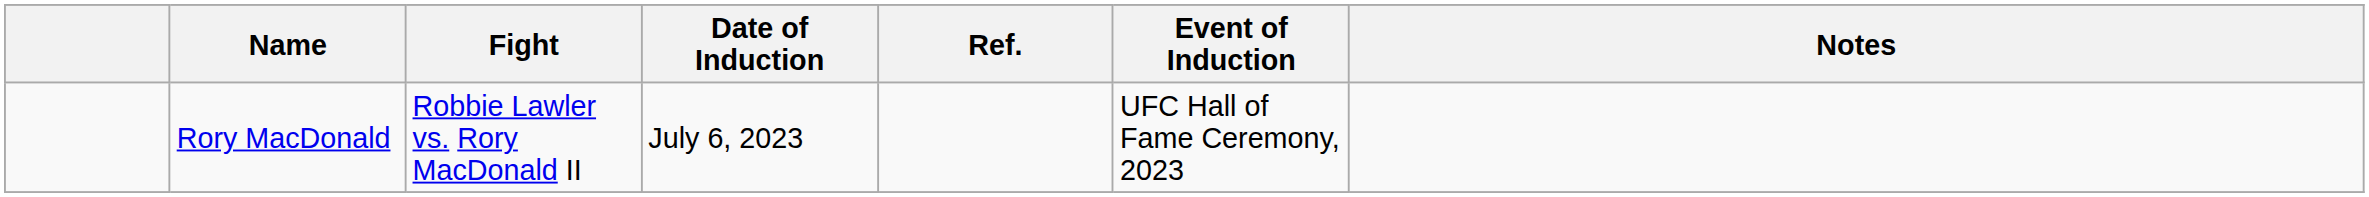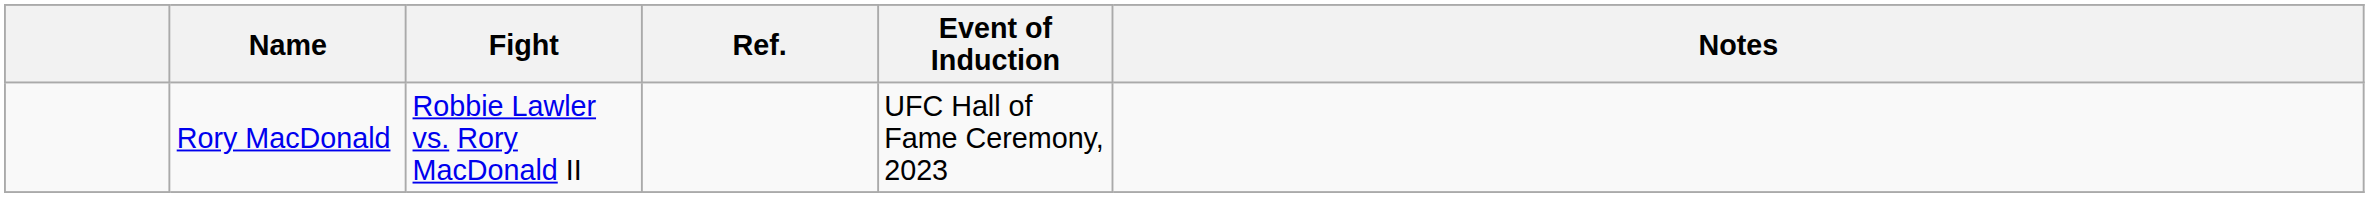- column: (760, 44)
